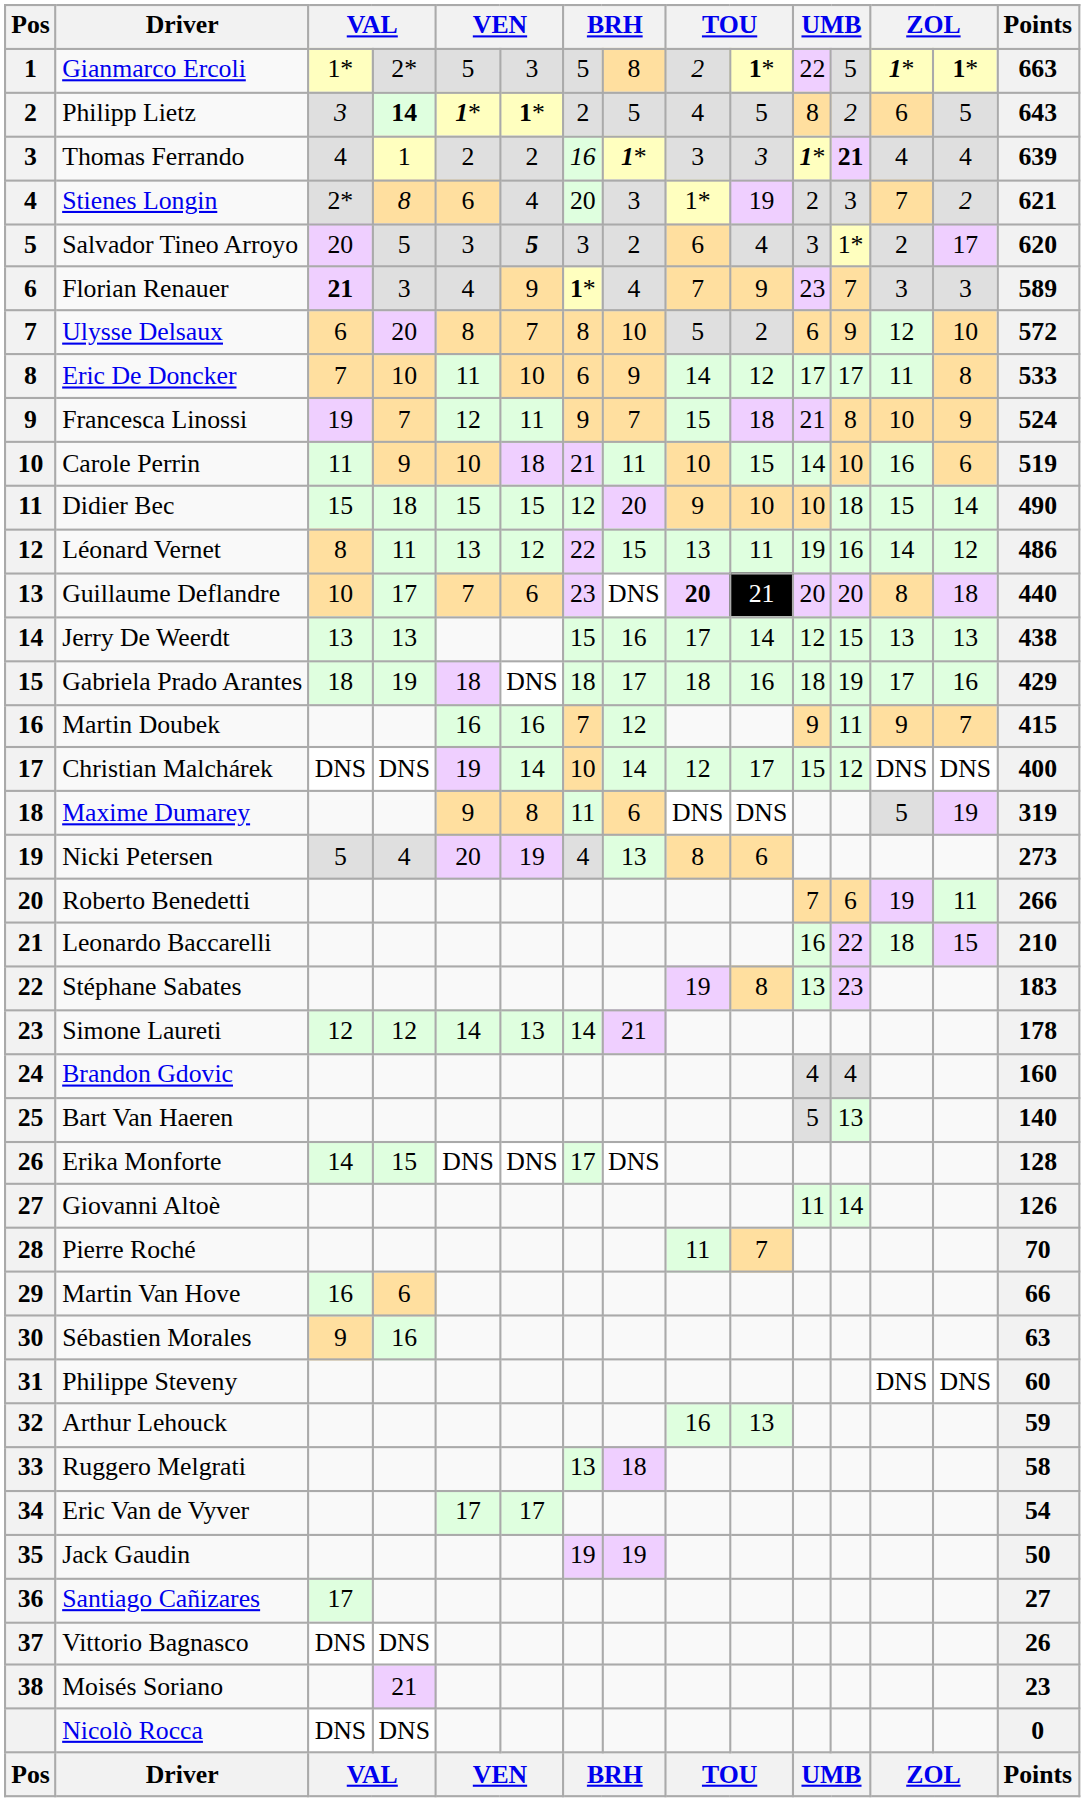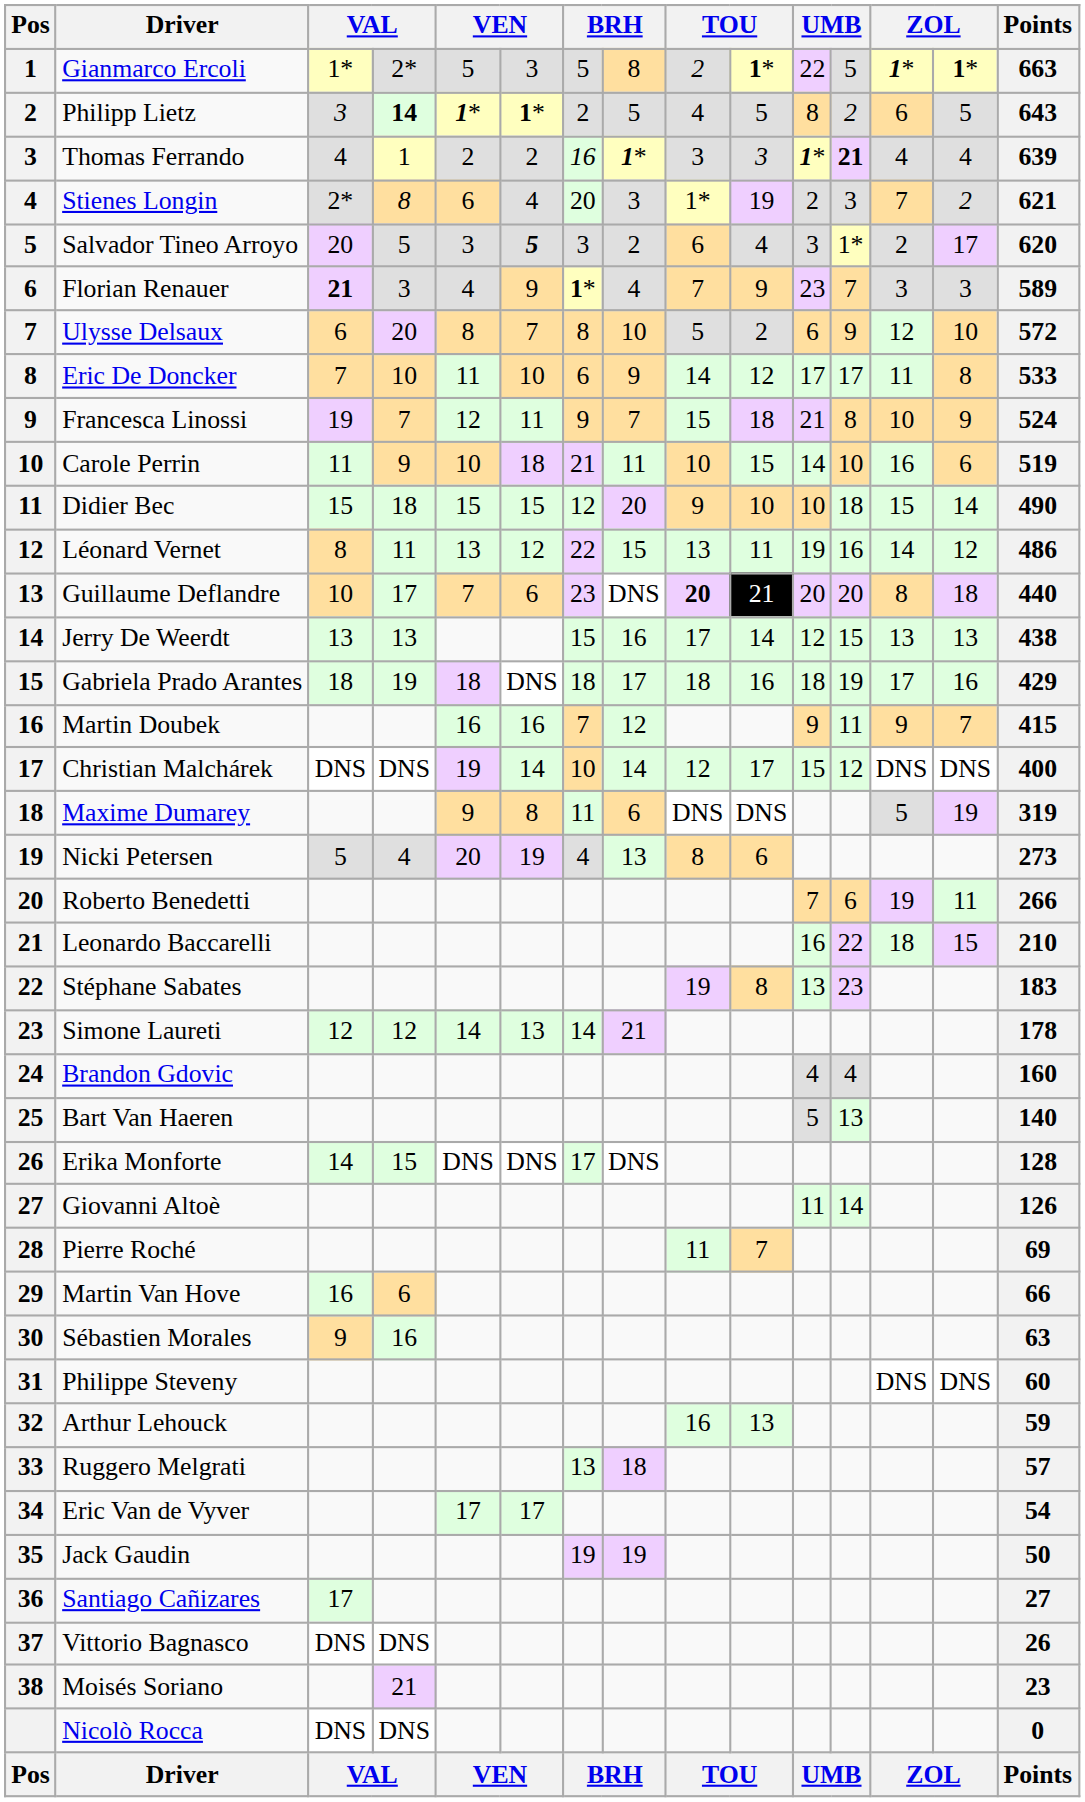(1038, 1250) 70 -> (1038, 1250) 69
(1038, 1468) 58 -> (1038, 1468) 57
